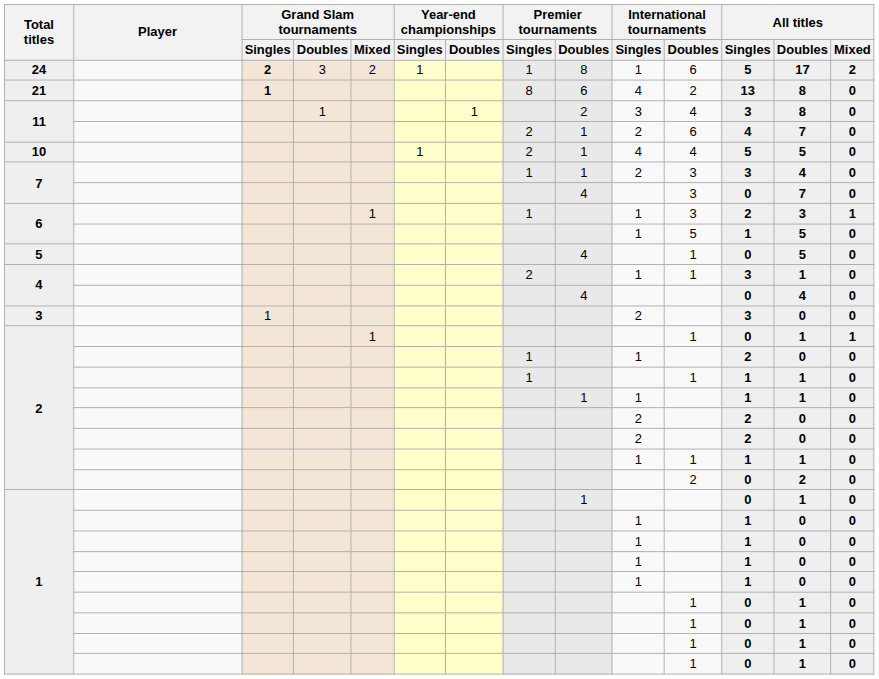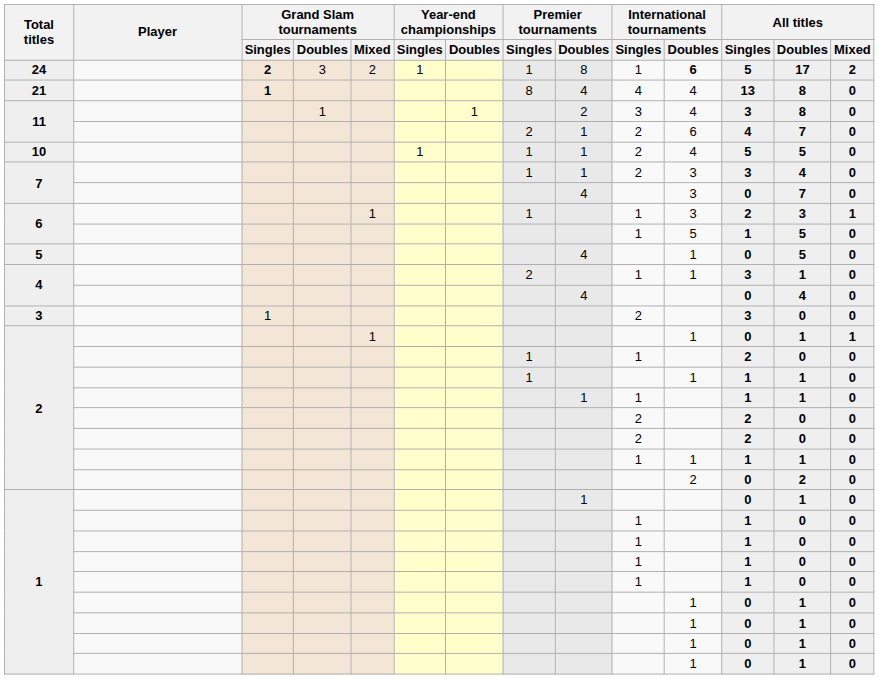(693, 70) normal -> (693, 70) bold
(584, 91) 6 -> (584, 91) 4
(693, 91) 2 -> (693, 91) 4
(529, 152) 2 -> (529, 152) 1
(638, 152) 4 -> (638, 152) 2
